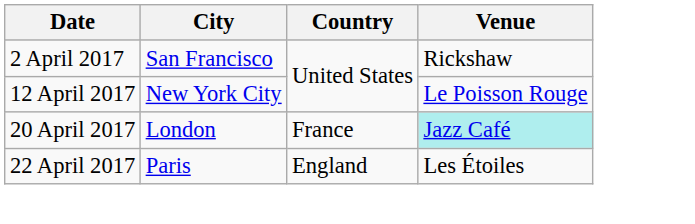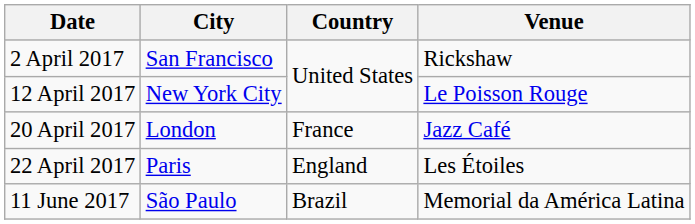(467, 129) paleturquoise background -> (467, 129) no background
+ row: (70, 201)
